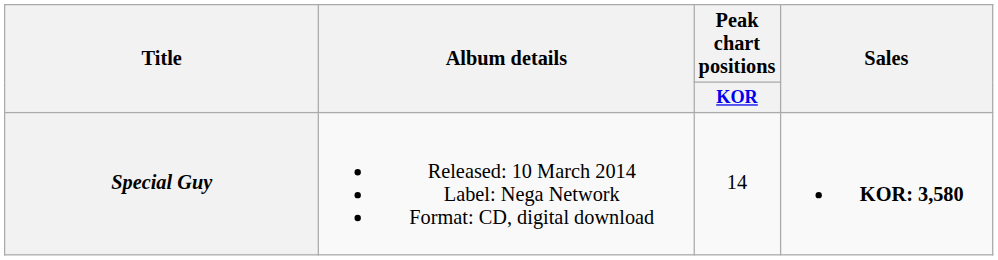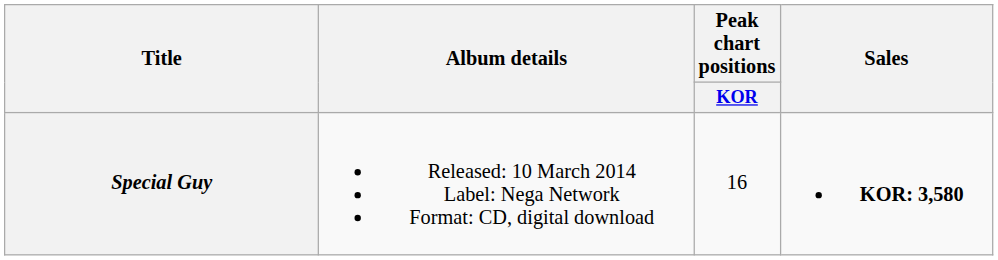(737, 183) 14 -> (737, 183) 16
